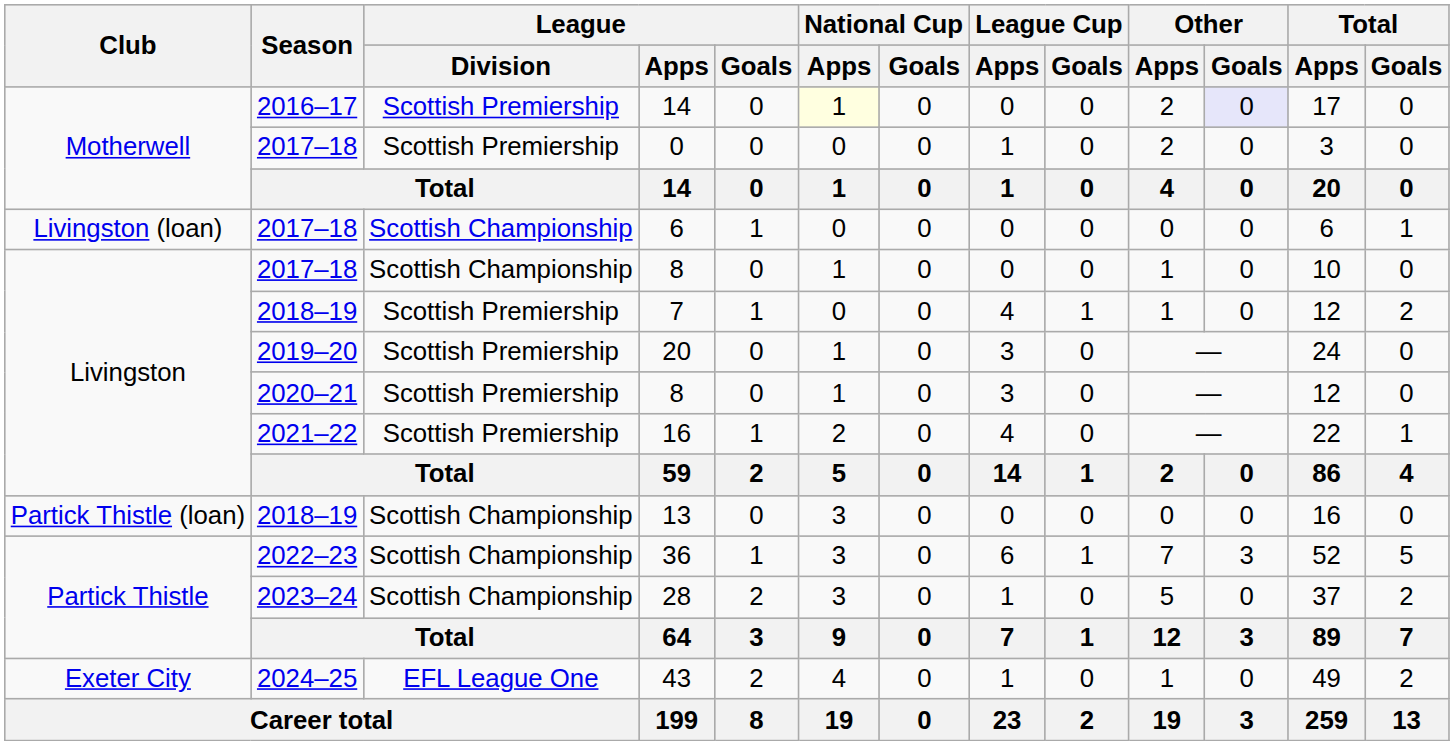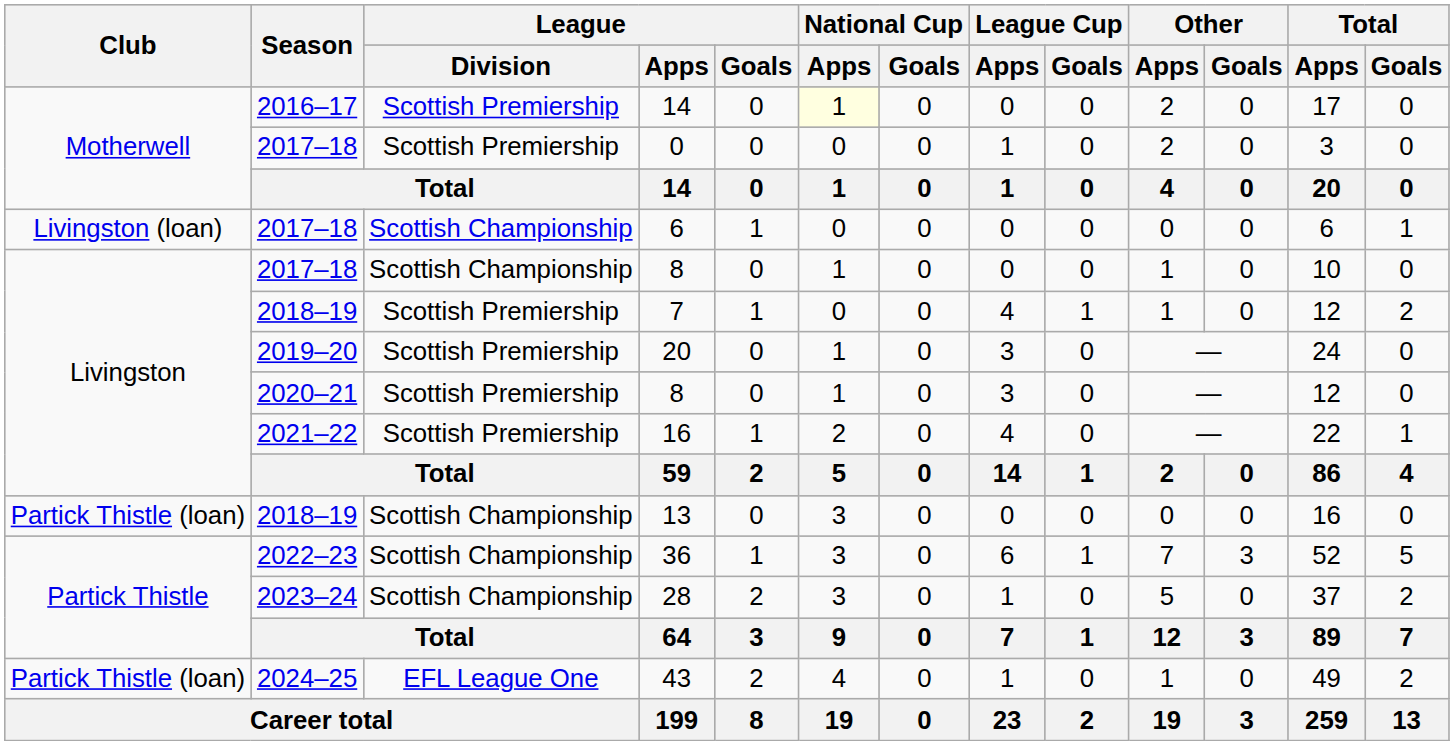(1247, 106) lavender background -> (1247, 106) no background
(128, 678) Exeter City -> (128, 678) Partick Thistle (loan)
